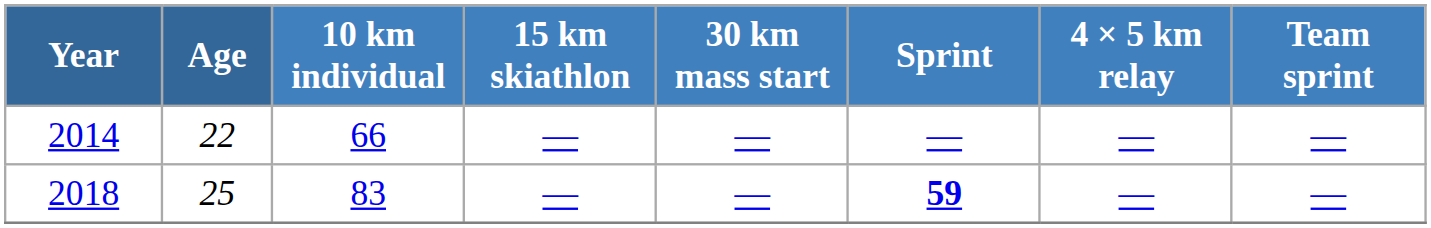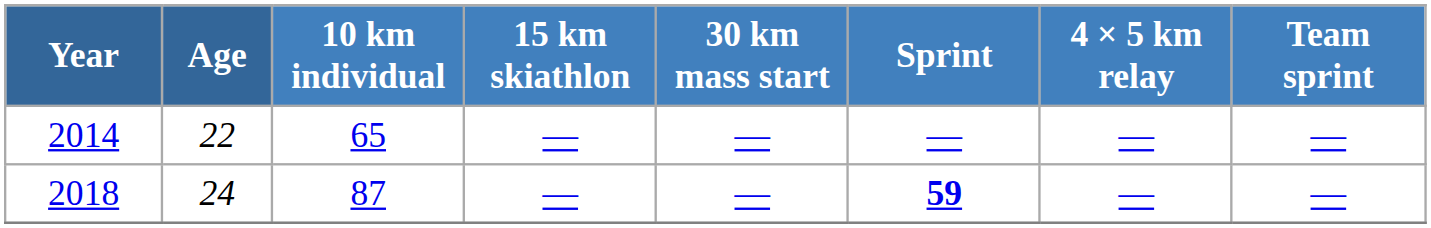(368, 134) 66 -> (368, 134) 65
(217, 193) 25 -> (217, 193) 24
(368, 193) 83 -> (368, 193) 87
